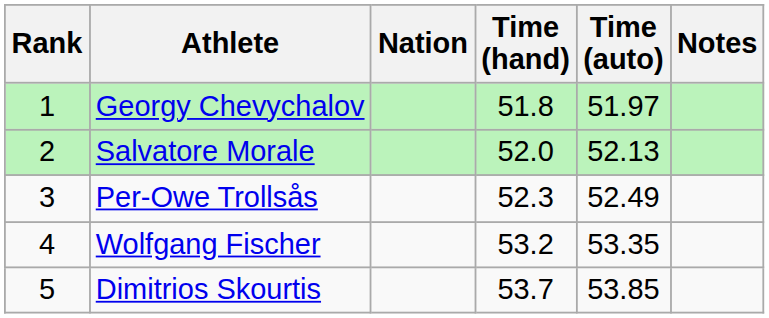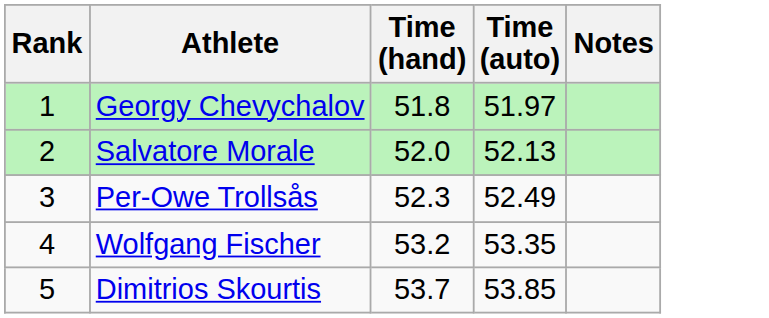- column: (423, 43)
